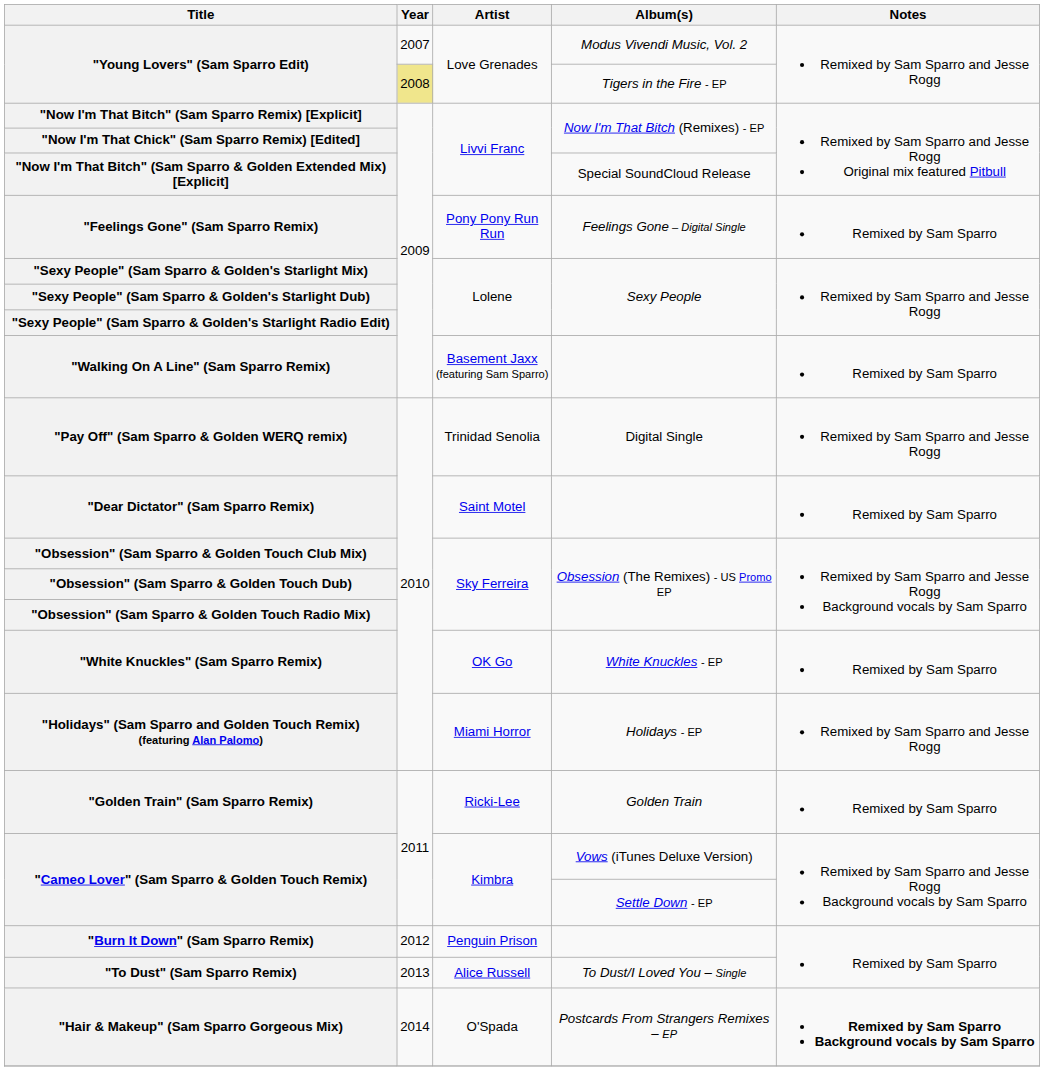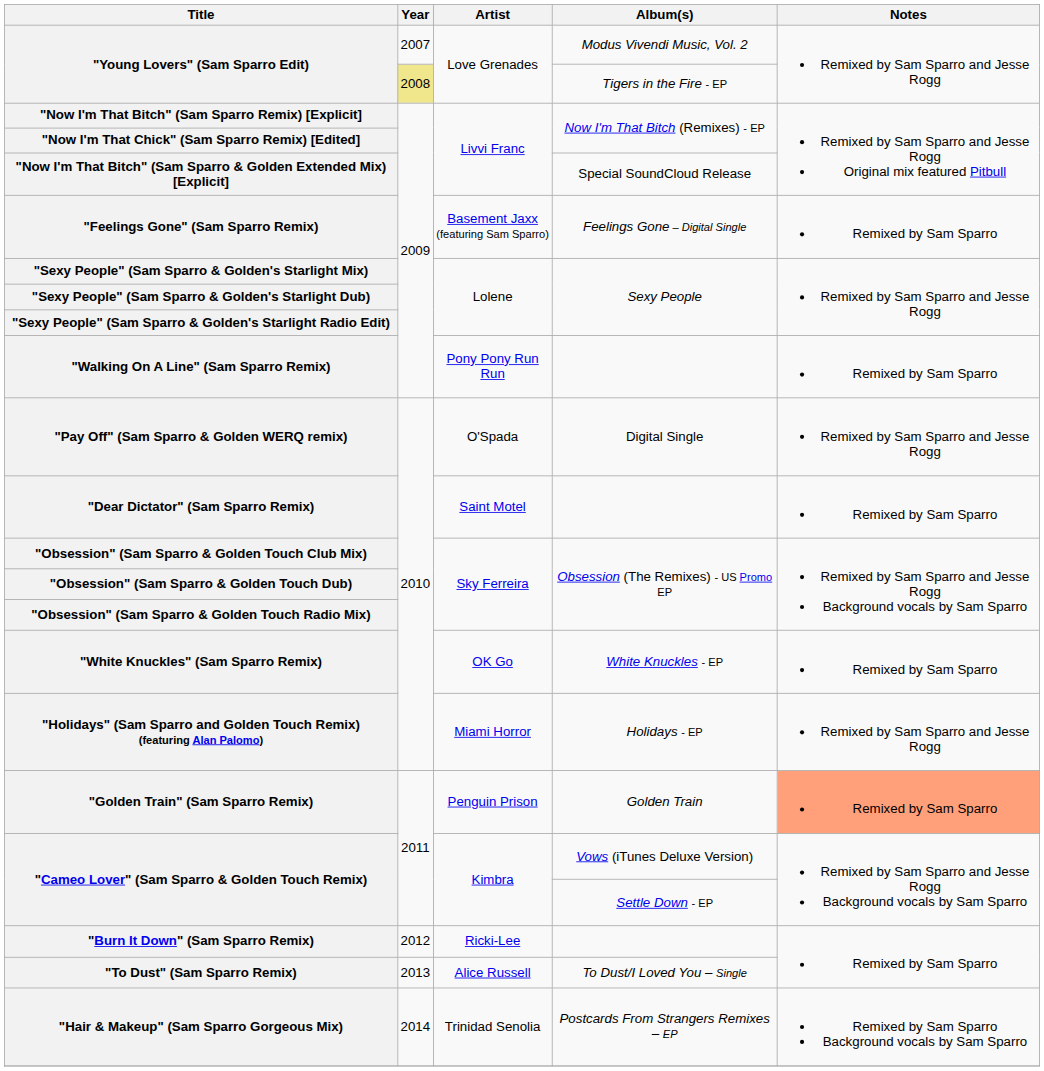(492, 226) Pony Pony Run Run -> (493, 226) Basement Jaxx (featuring Sam Sparro)
(492, 366) Basement Jaxx (featuring Sam Sparro) -> (493, 366) Pony Pony Run Run
(492, 436) Trinidad Senolia -> (493, 436) O'Spada
(492, 801) Ricki-Lee -> (493, 801) Penguin Prison
(908, 809) no background -> (908, 809) lightsalmon background
(492, 941) Penguin Prison -> (493, 941) Ricki-Lee
(492, 1027) O'Spada -> (493, 1027) Trinidad Senolia
(908, 1034) bold -> (908, 1034) normal
